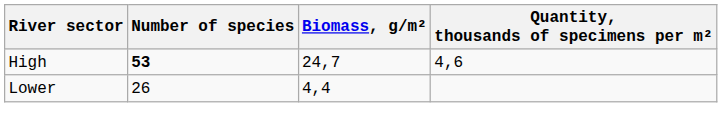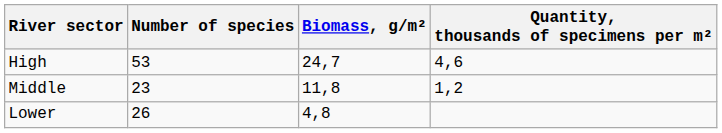(141, 62) bold -> (141, 62) normal
+ row: (37, 88)
(316, 88) 4,4 -> (316, 114) 4,8
